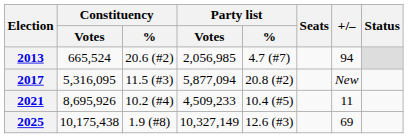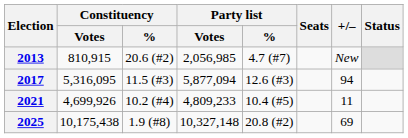(89, 57) 665,524 -> (89, 57) 810,915
(347, 57) 94 -> (347, 57) New
(269, 78) 20.8 (#2) -> (269, 78) 12.6 (#3)
(347, 78) New -> (347, 78) 94
(89, 100) 8,695,926 -> (89, 100) 4,699,926
(209, 100) 4,509,233 -> (209, 100) 4,809,233
(209, 121) 10,327,149 -> (209, 121) 10,327,148
(269, 121) 12.6 (#3) -> (269, 121) 20.8 (#2)
